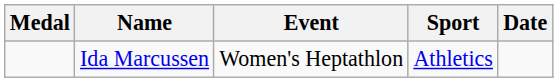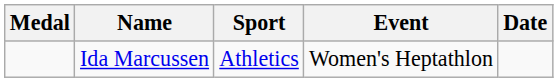columns swapped: (453, 22) <-> (311, 22)
